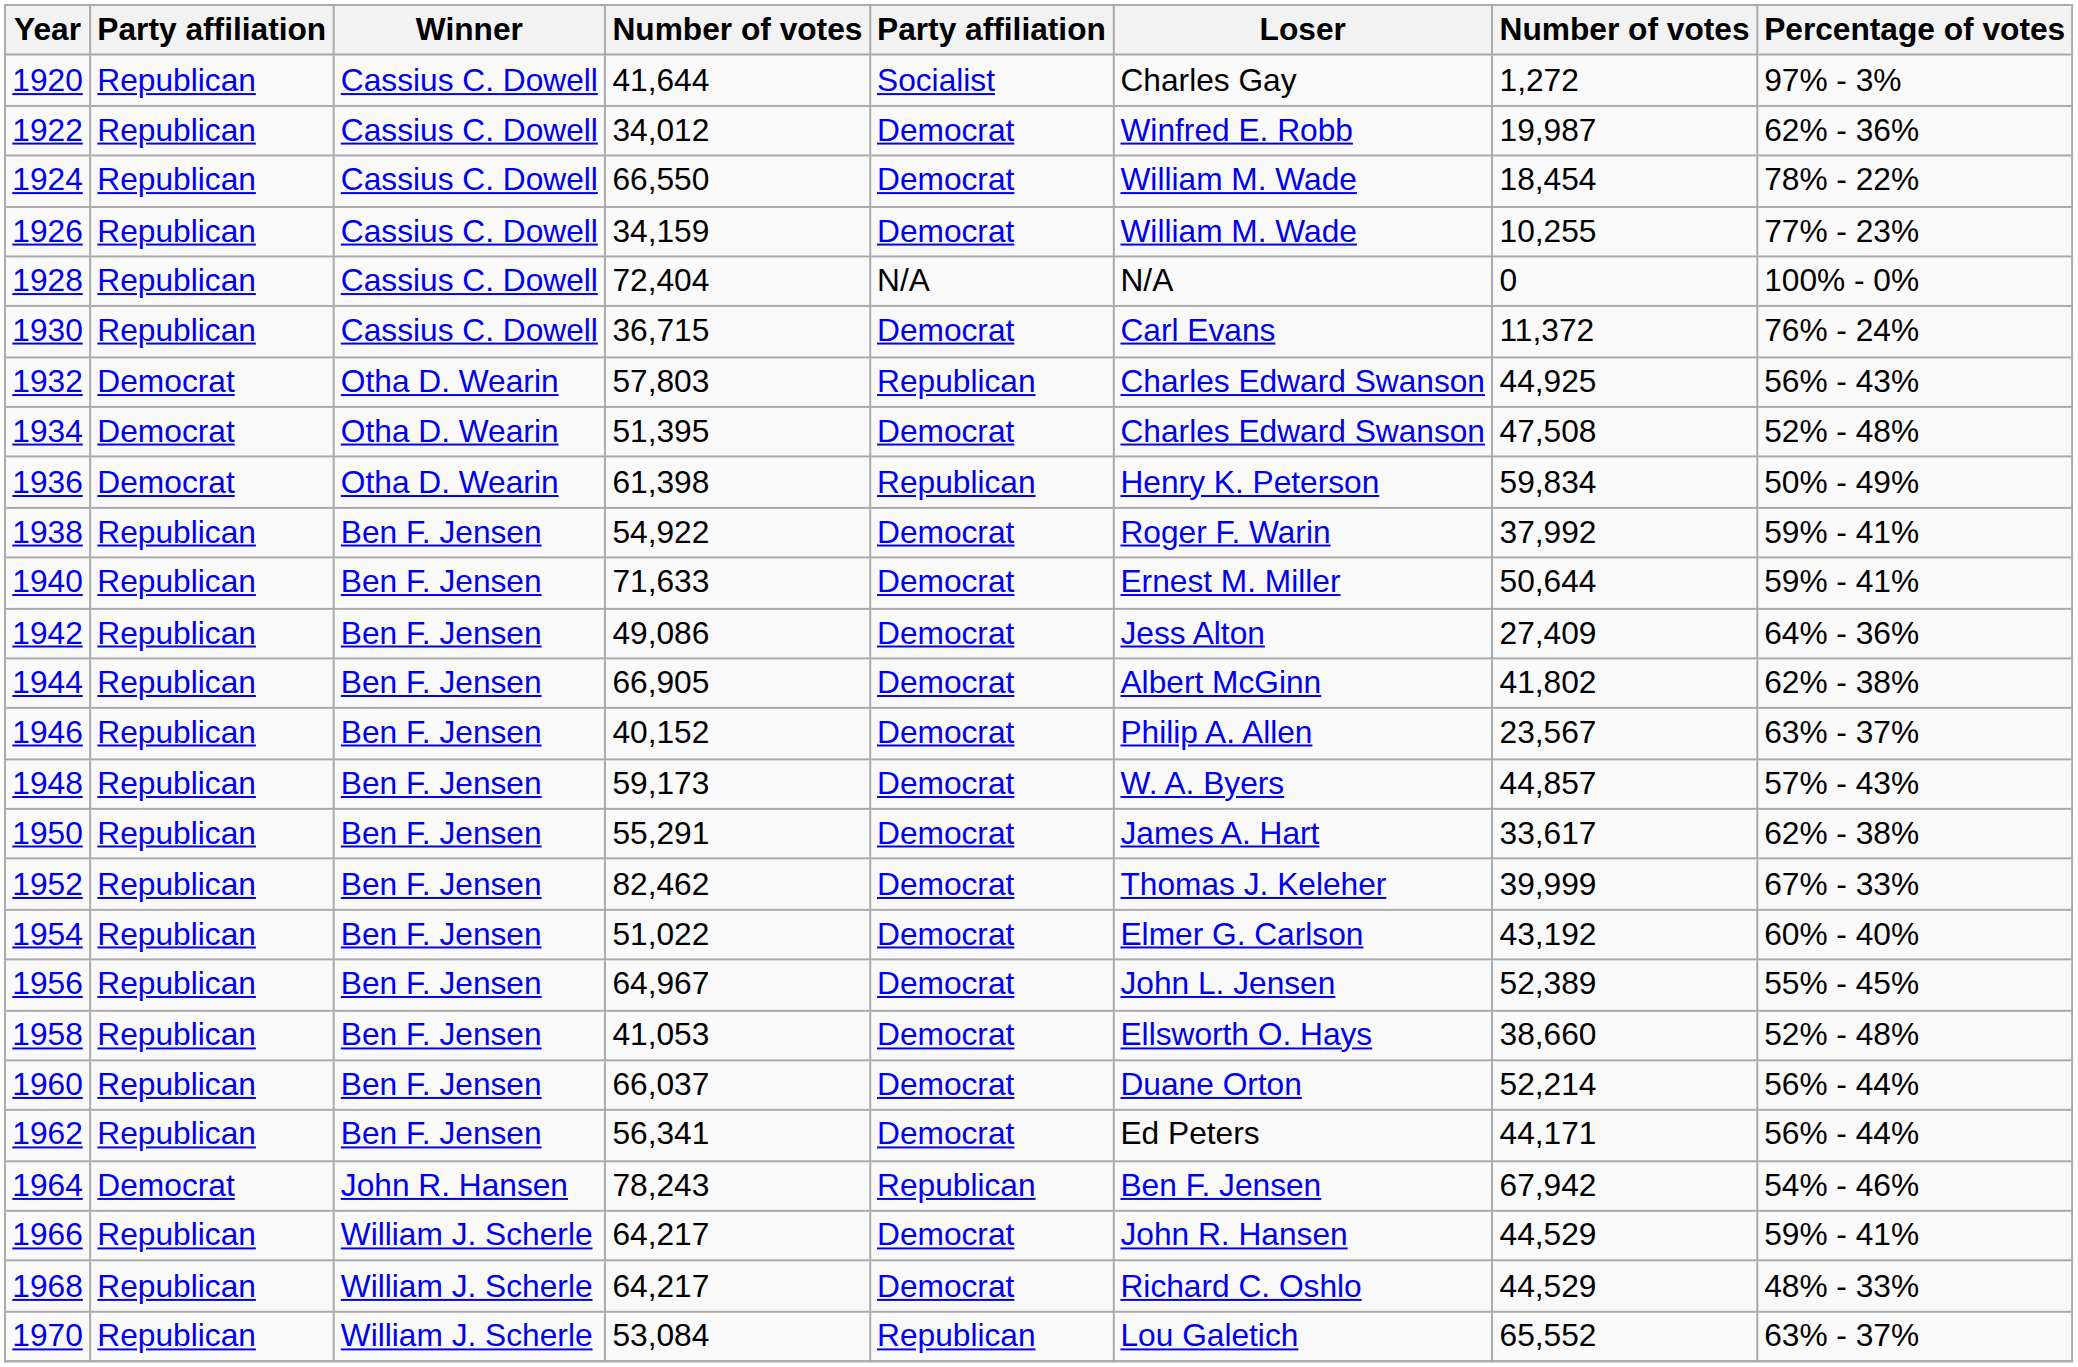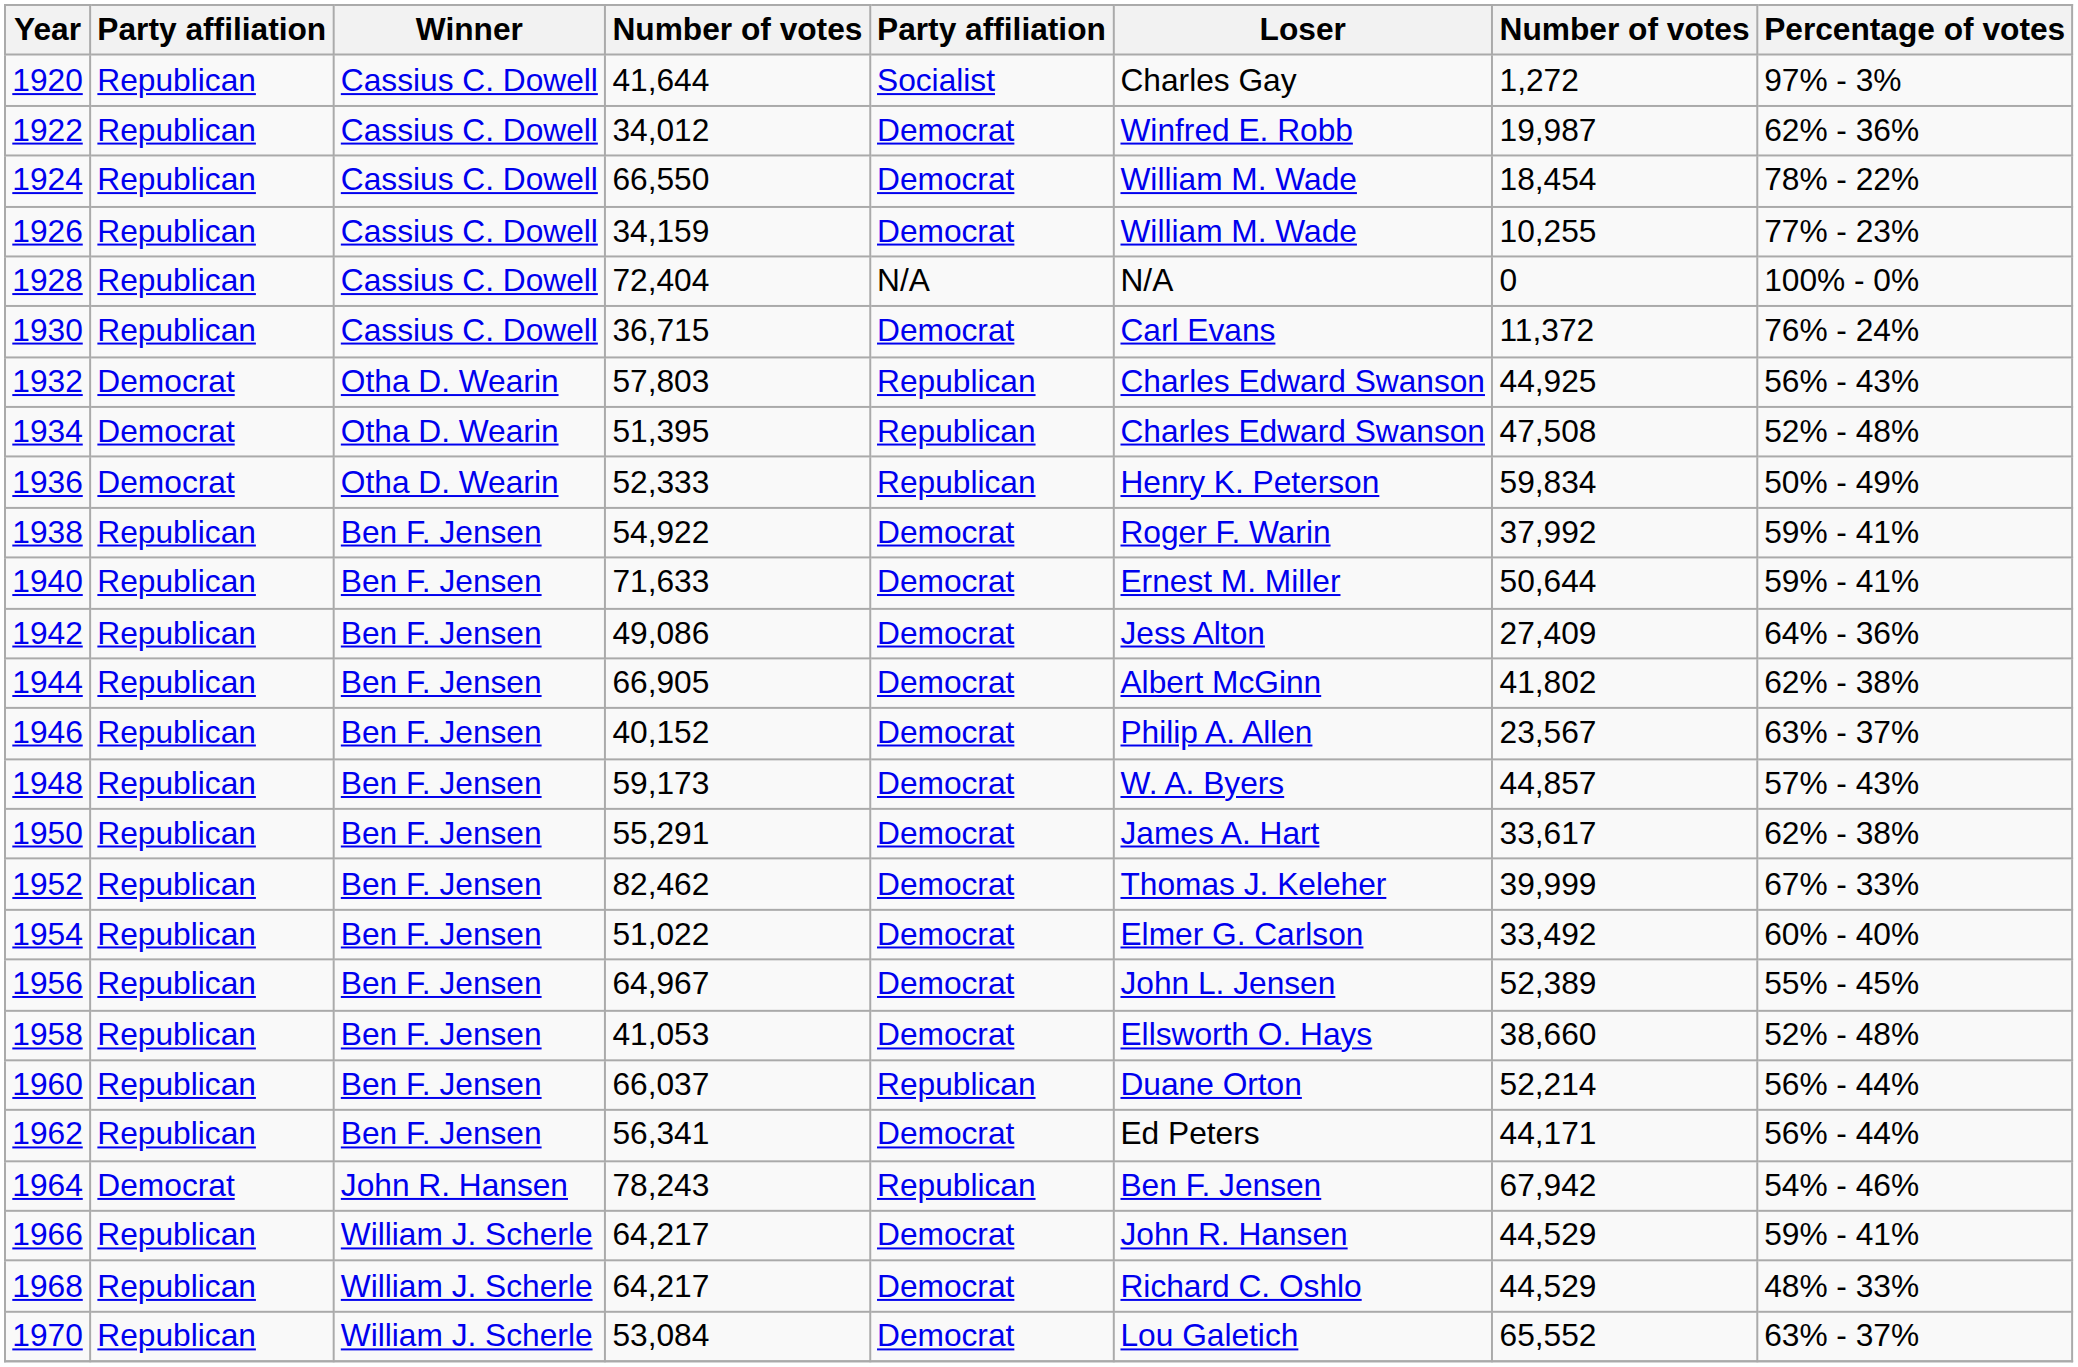(946, 431) Democrat -> (956, 431) Republican
(661, 481) 61,398 -> (661, 481) 52,333
(1548, 933) 43,192 -> (1548, 933) 33,492
(946, 1084) Democrat -> (956, 1084) Republican
(956, 1335) Republican -> (946, 1335) Democrat
